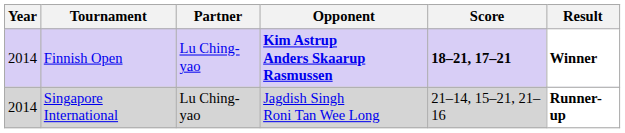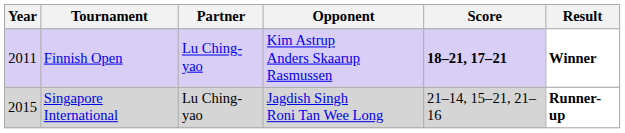(22, 58) 2014 -> (22, 58) 2011
(314, 58) bold -> (313, 58) normal
(22, 107) 2014 -> (22, 107) 2015
